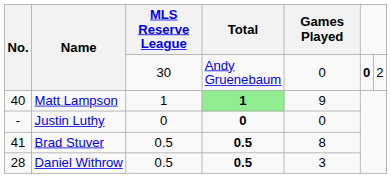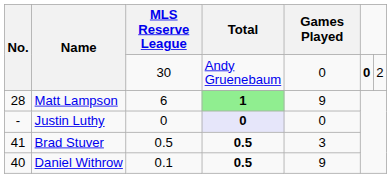(18, 100) 40 -> (18, 100) 28
(164, 100) 1 -> (164, 100) 6
(243, 121) no background -> (243, 121) lavender background
(322, 142) 8 -> (322, 142) 3
(18, 163) 28 -> (18, 163) 40
(164, 163) 0.5 -> (164, 163) 0.1
(322, 163) 3 -> (322, 163) 9
